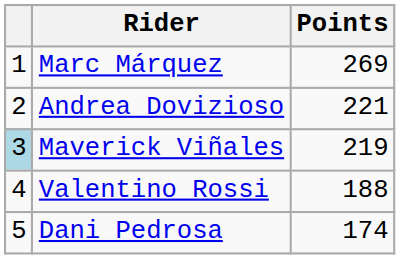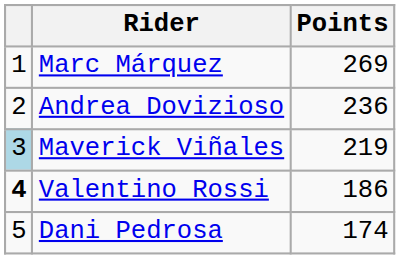(365, 109) 221 -> (365, 109) 236
(19, 191) normal -> (19, 191) bold
(365, 191) 188 -> (365, 191) 186
